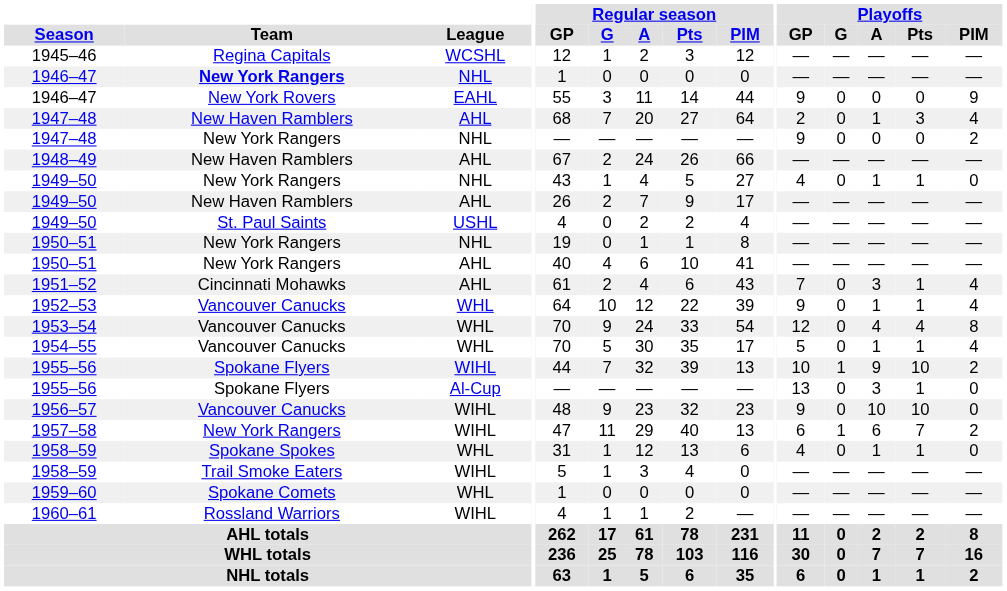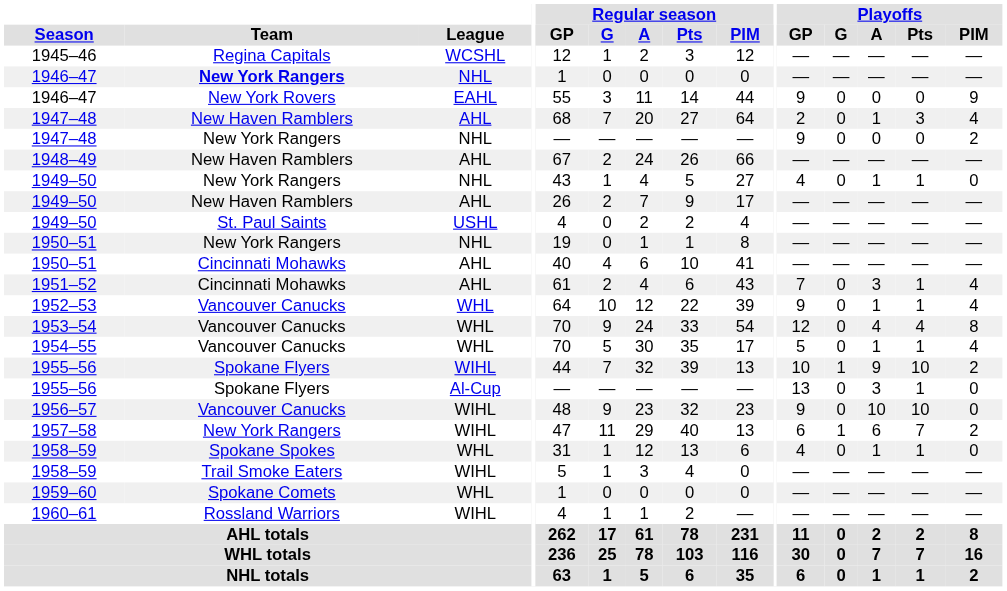(272, 263) New York Rangers -> (272, 263) Cincinnati Mohawks
